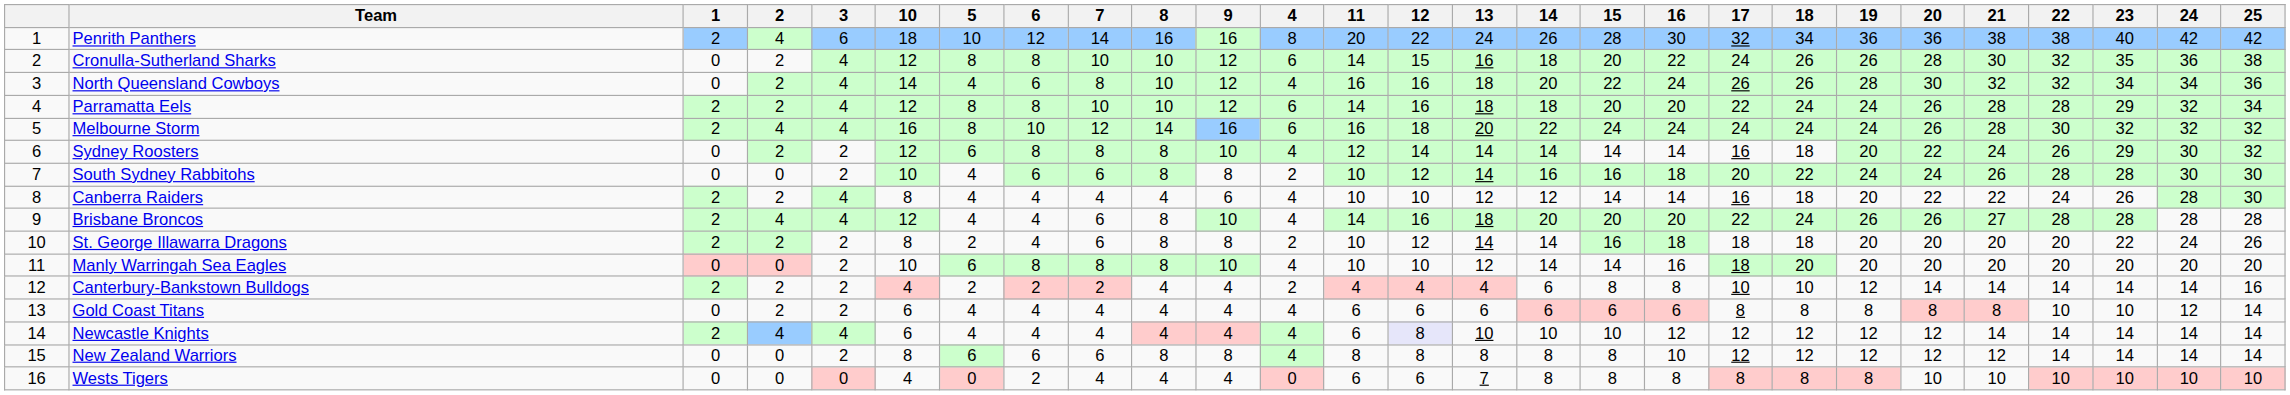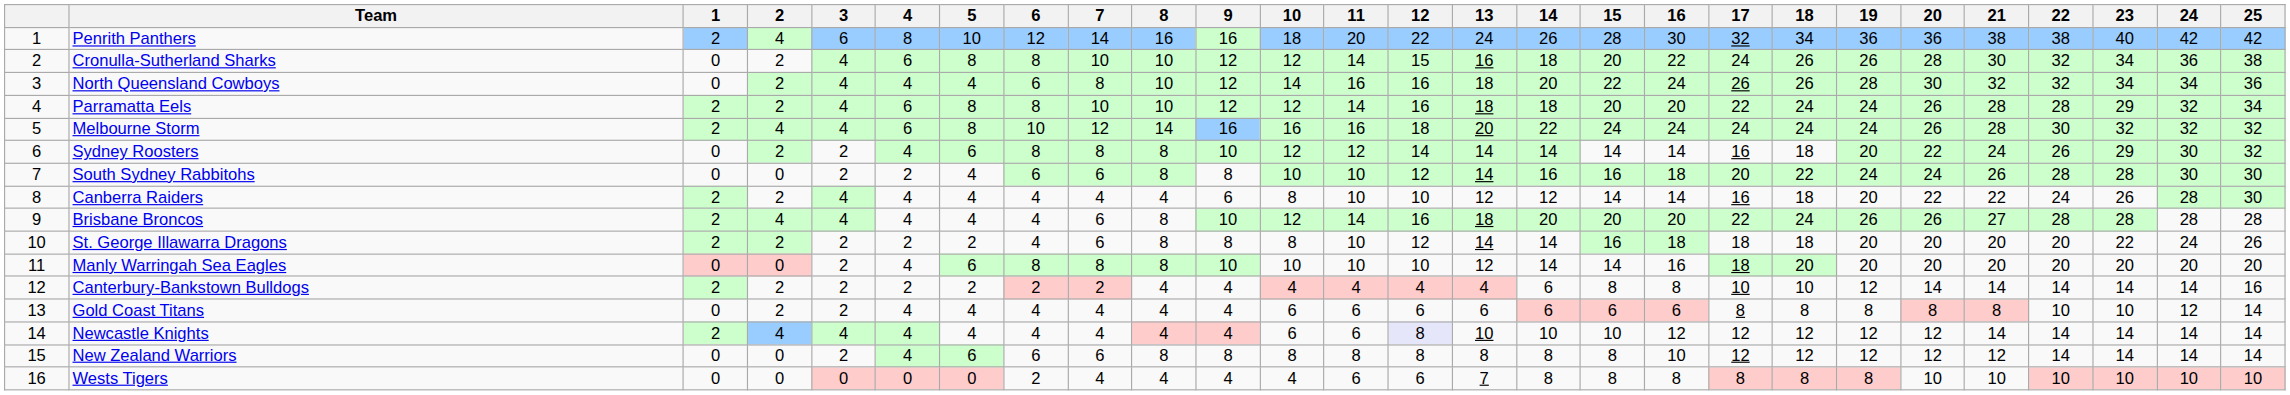columns swapped: (1292, 16) <-> (908, 16)
(2125, 61) 35 -> (2125, 61) 34
